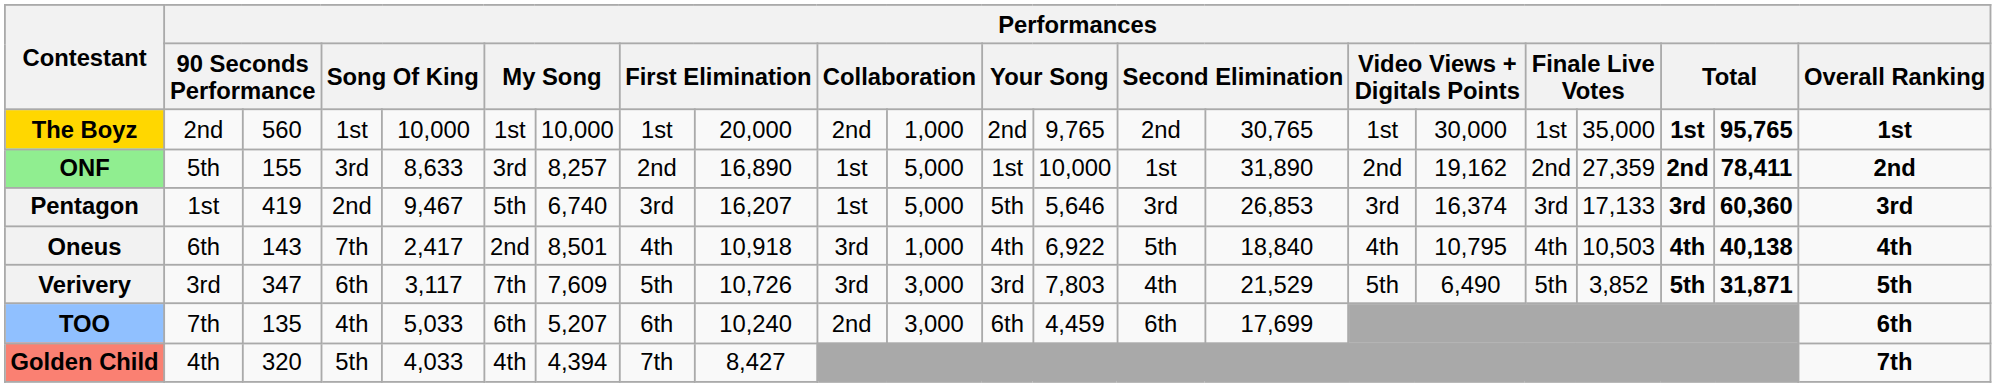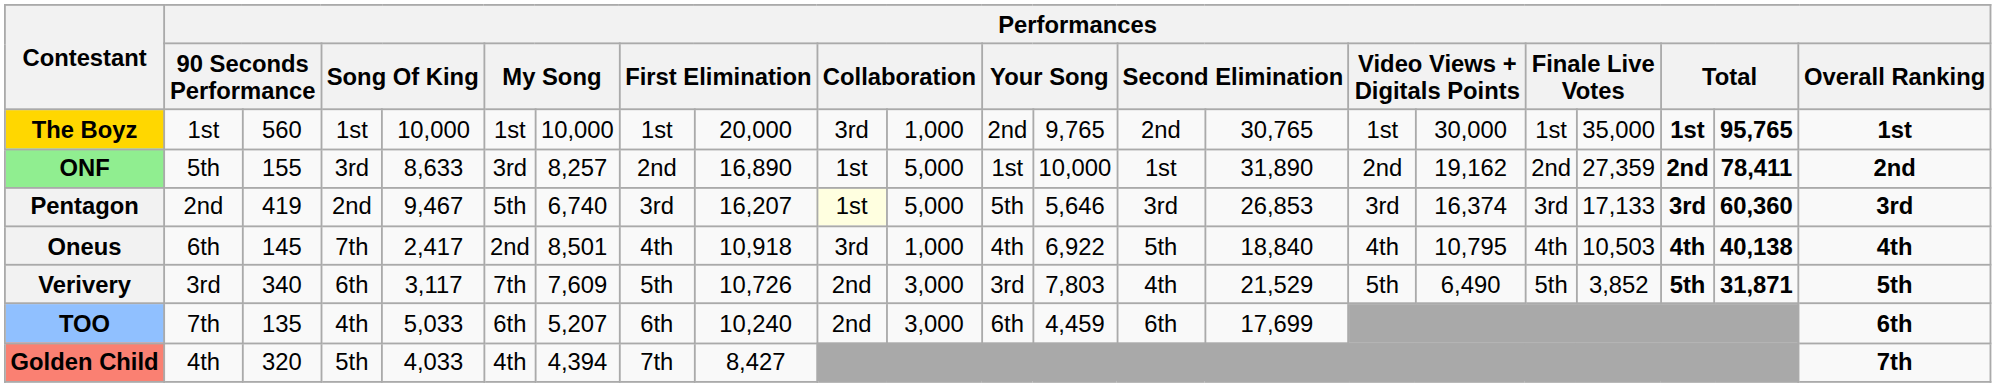(203, 129) 2nd -> (203, 129) 1st
(852, 129) 2nd -> (852, 129) 3rd
(203, 207) 1st -> (203, 207) 2nd
(852, 207) no background -> (852, 207) lightyellow background
(282, 246) 143 -> (282, 246) 145
(282, 284) 347 -> (282, 284) 340
(852, 284) 3rd -> (852, 284) 2nd
